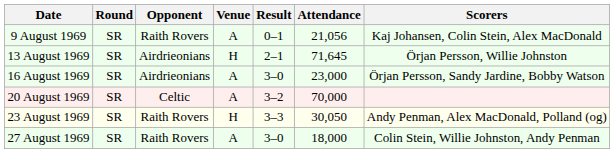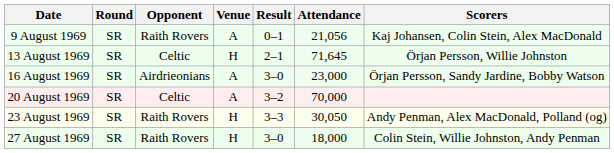(175, 55) Airdrieonians -> (175, 55) Celtic
(233, 138) A -> (233, 138) H
